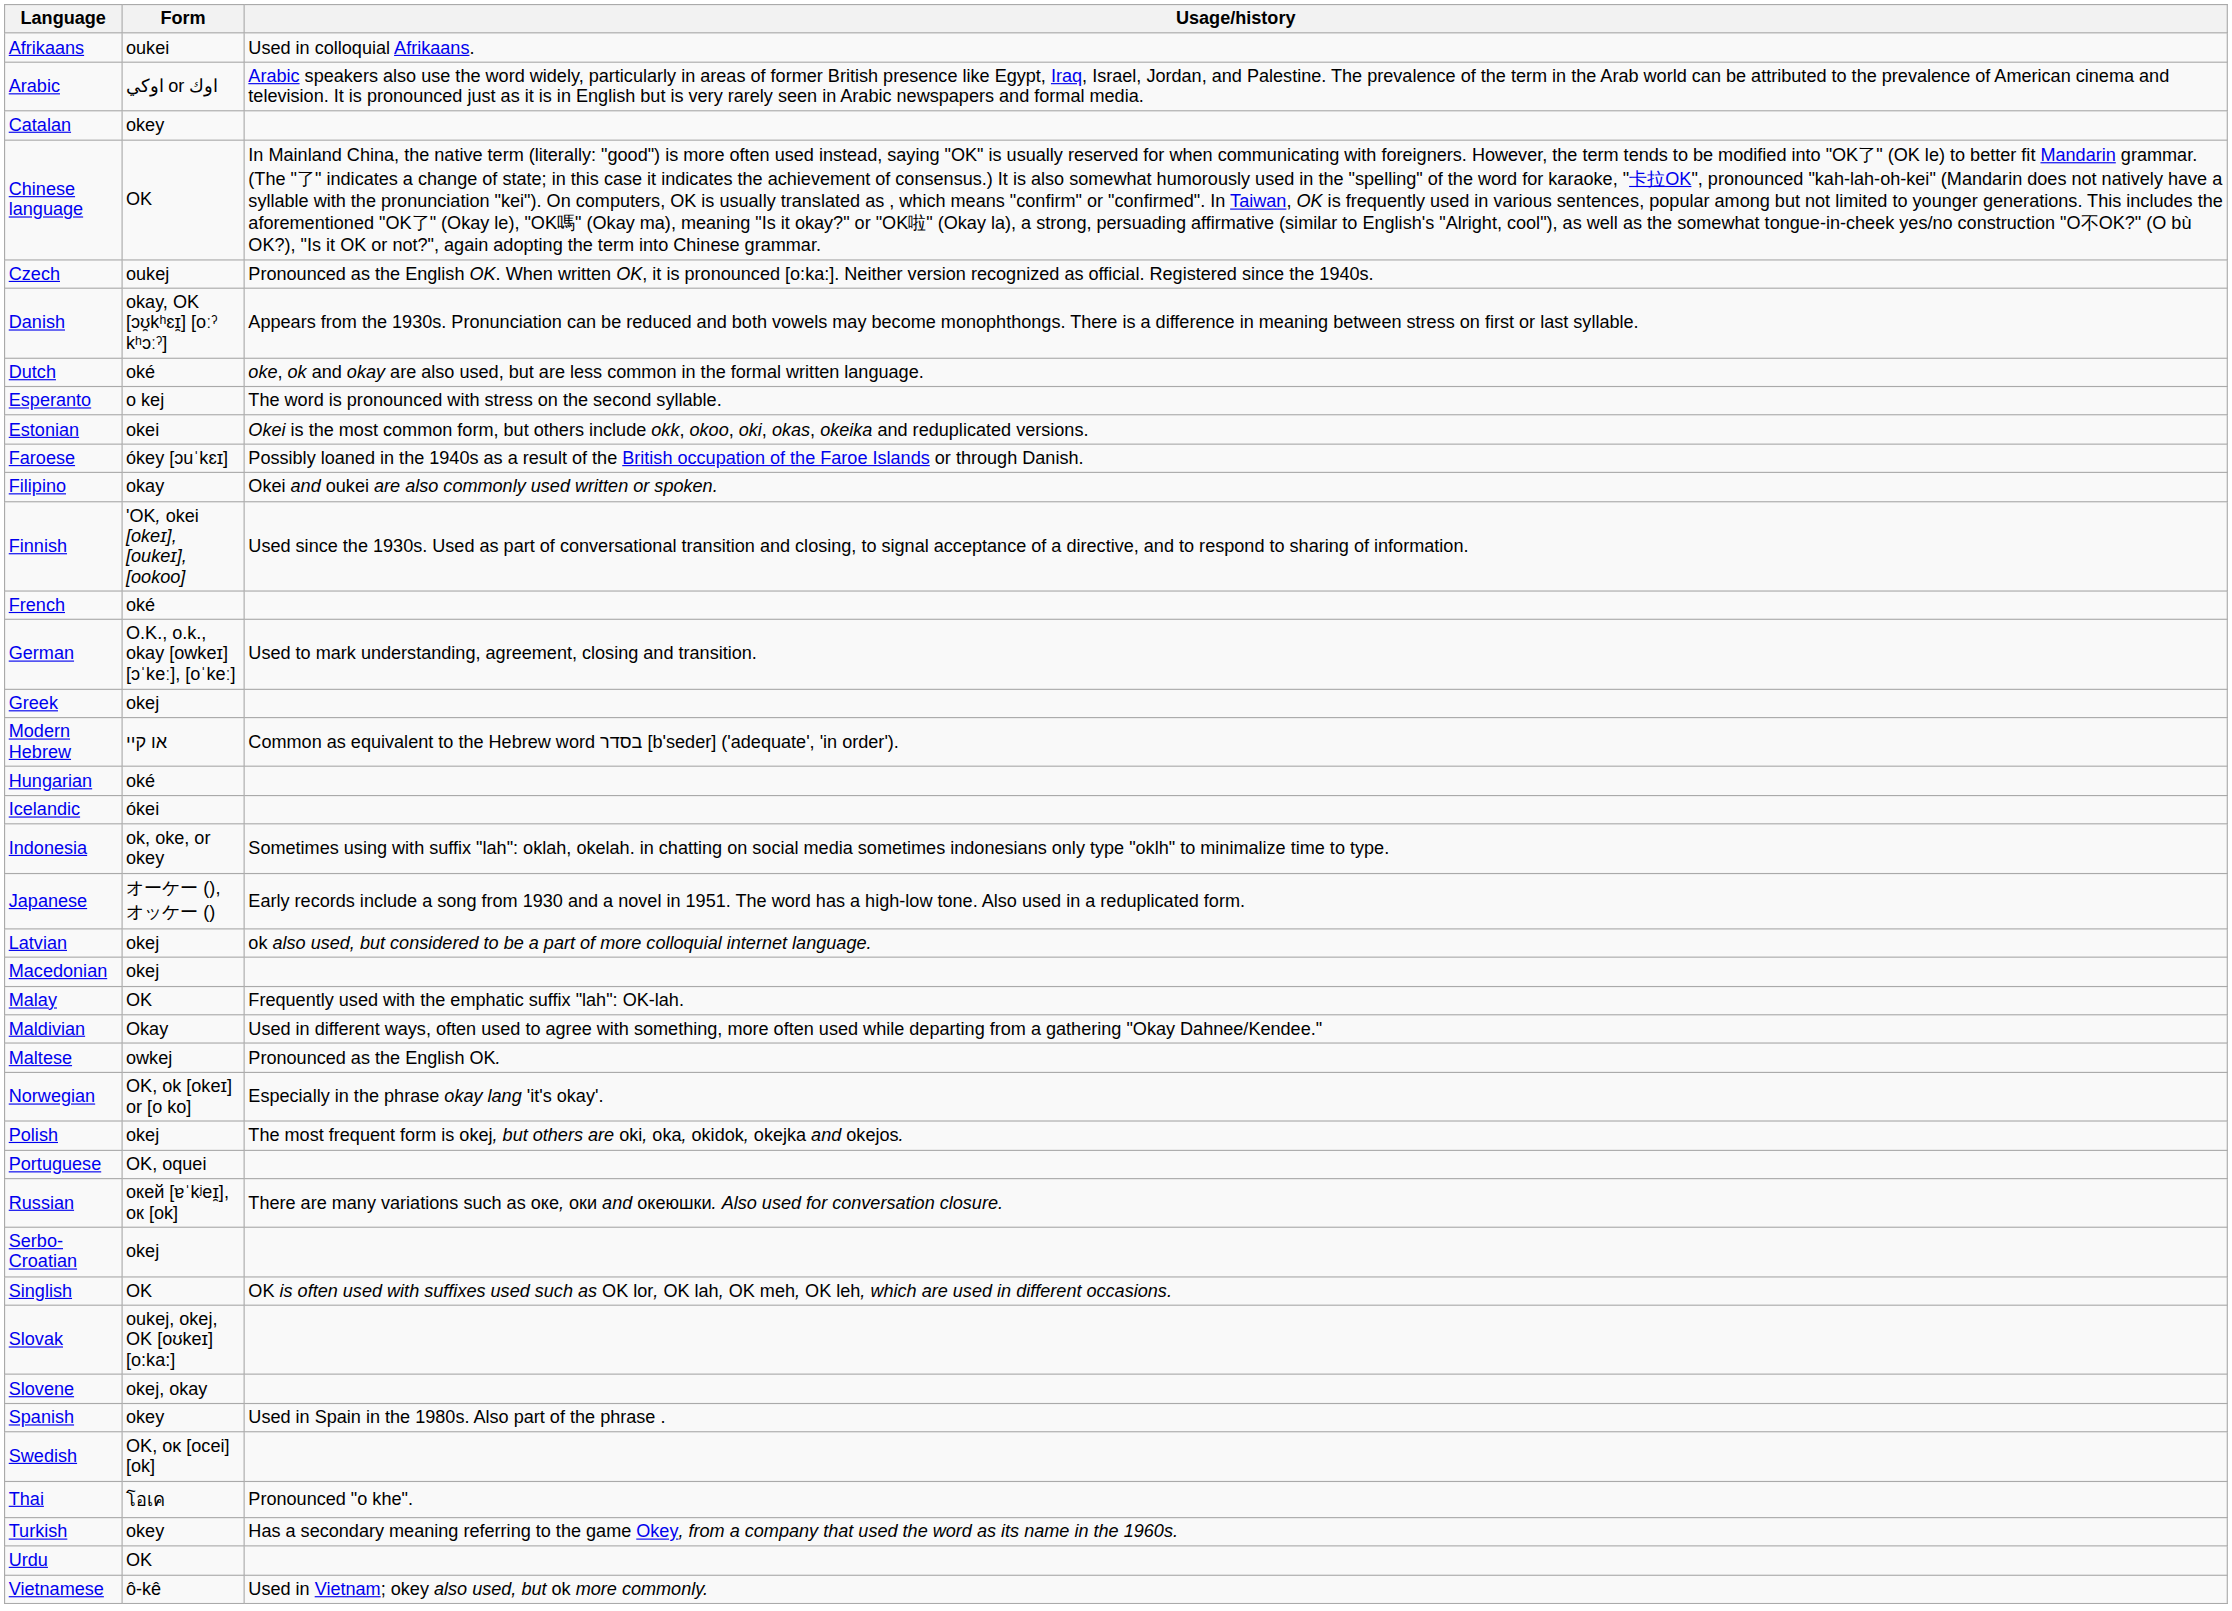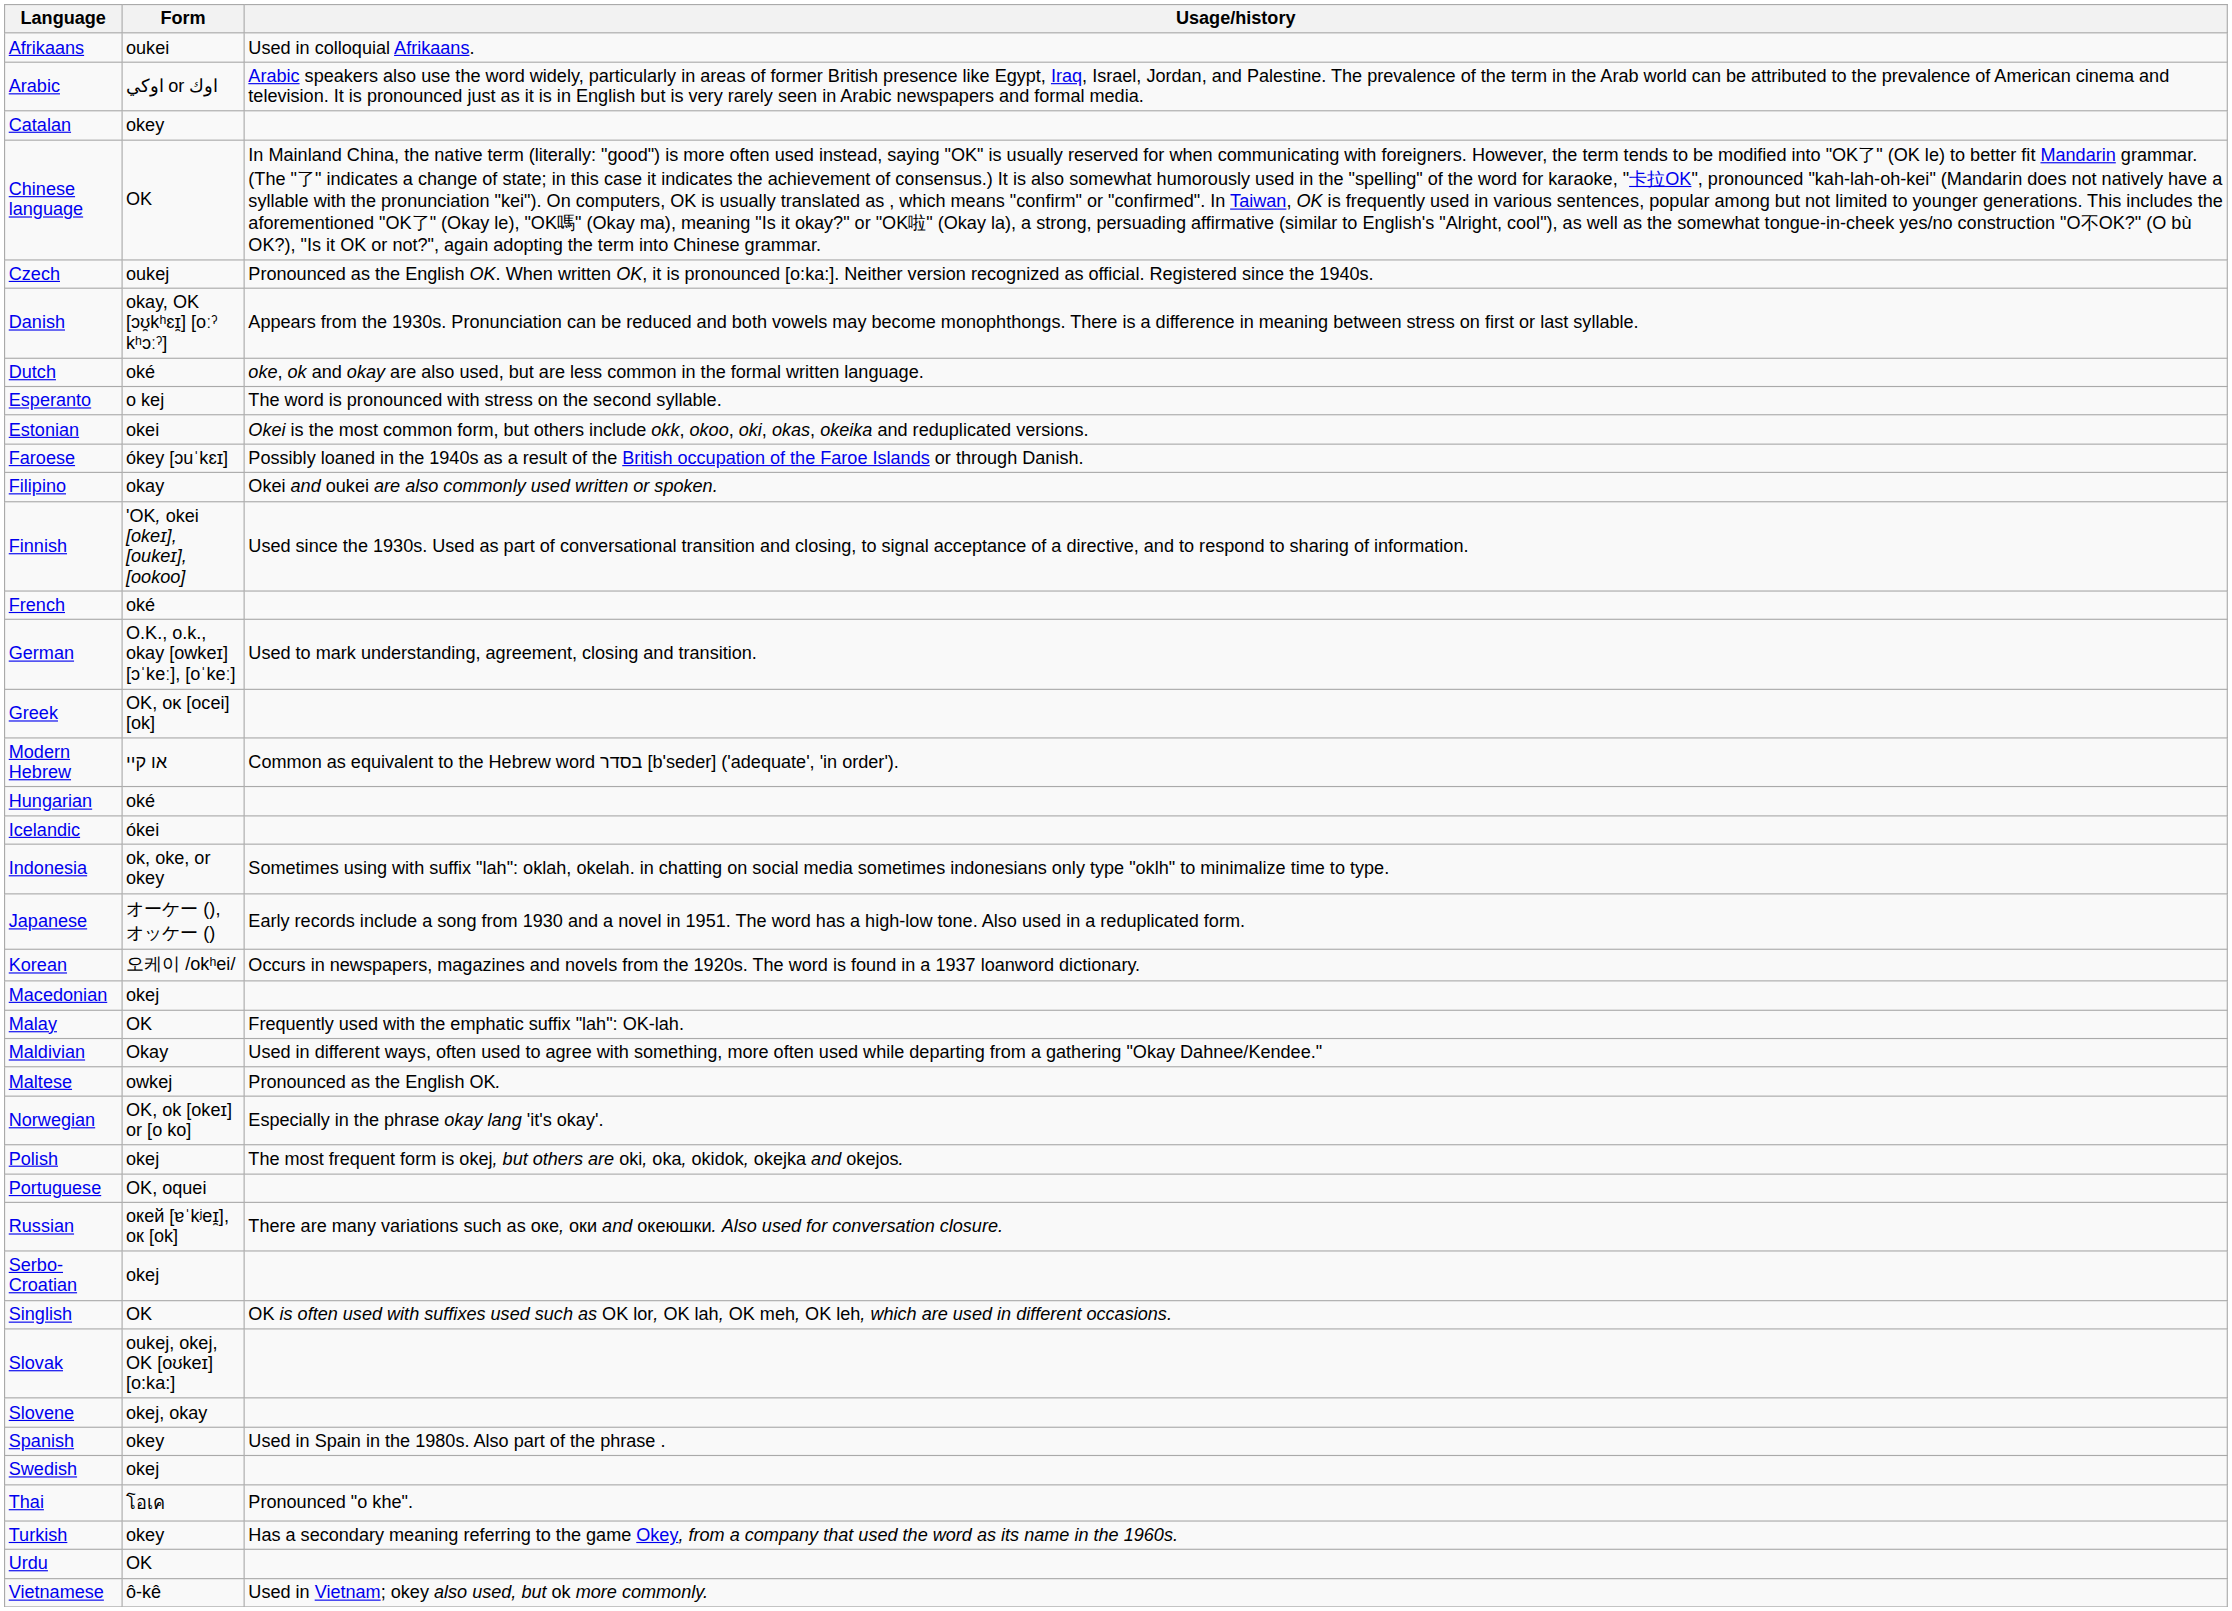(143, 703) okej -> (178, 713) OK, οκ [ocei] [ok]
+ row: (38, 965)
- row: (38, 943)
(178, 1456) OK, οκ [ocei] [ok] -> (143, 1469) okej
